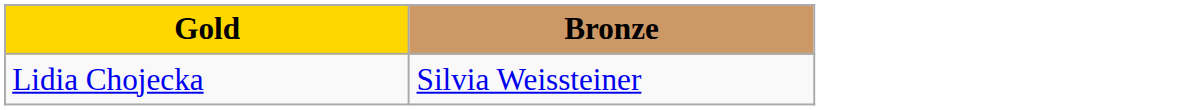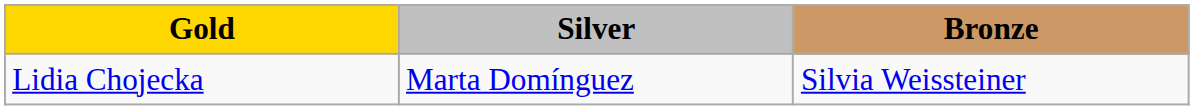+ column: (596, 29)
